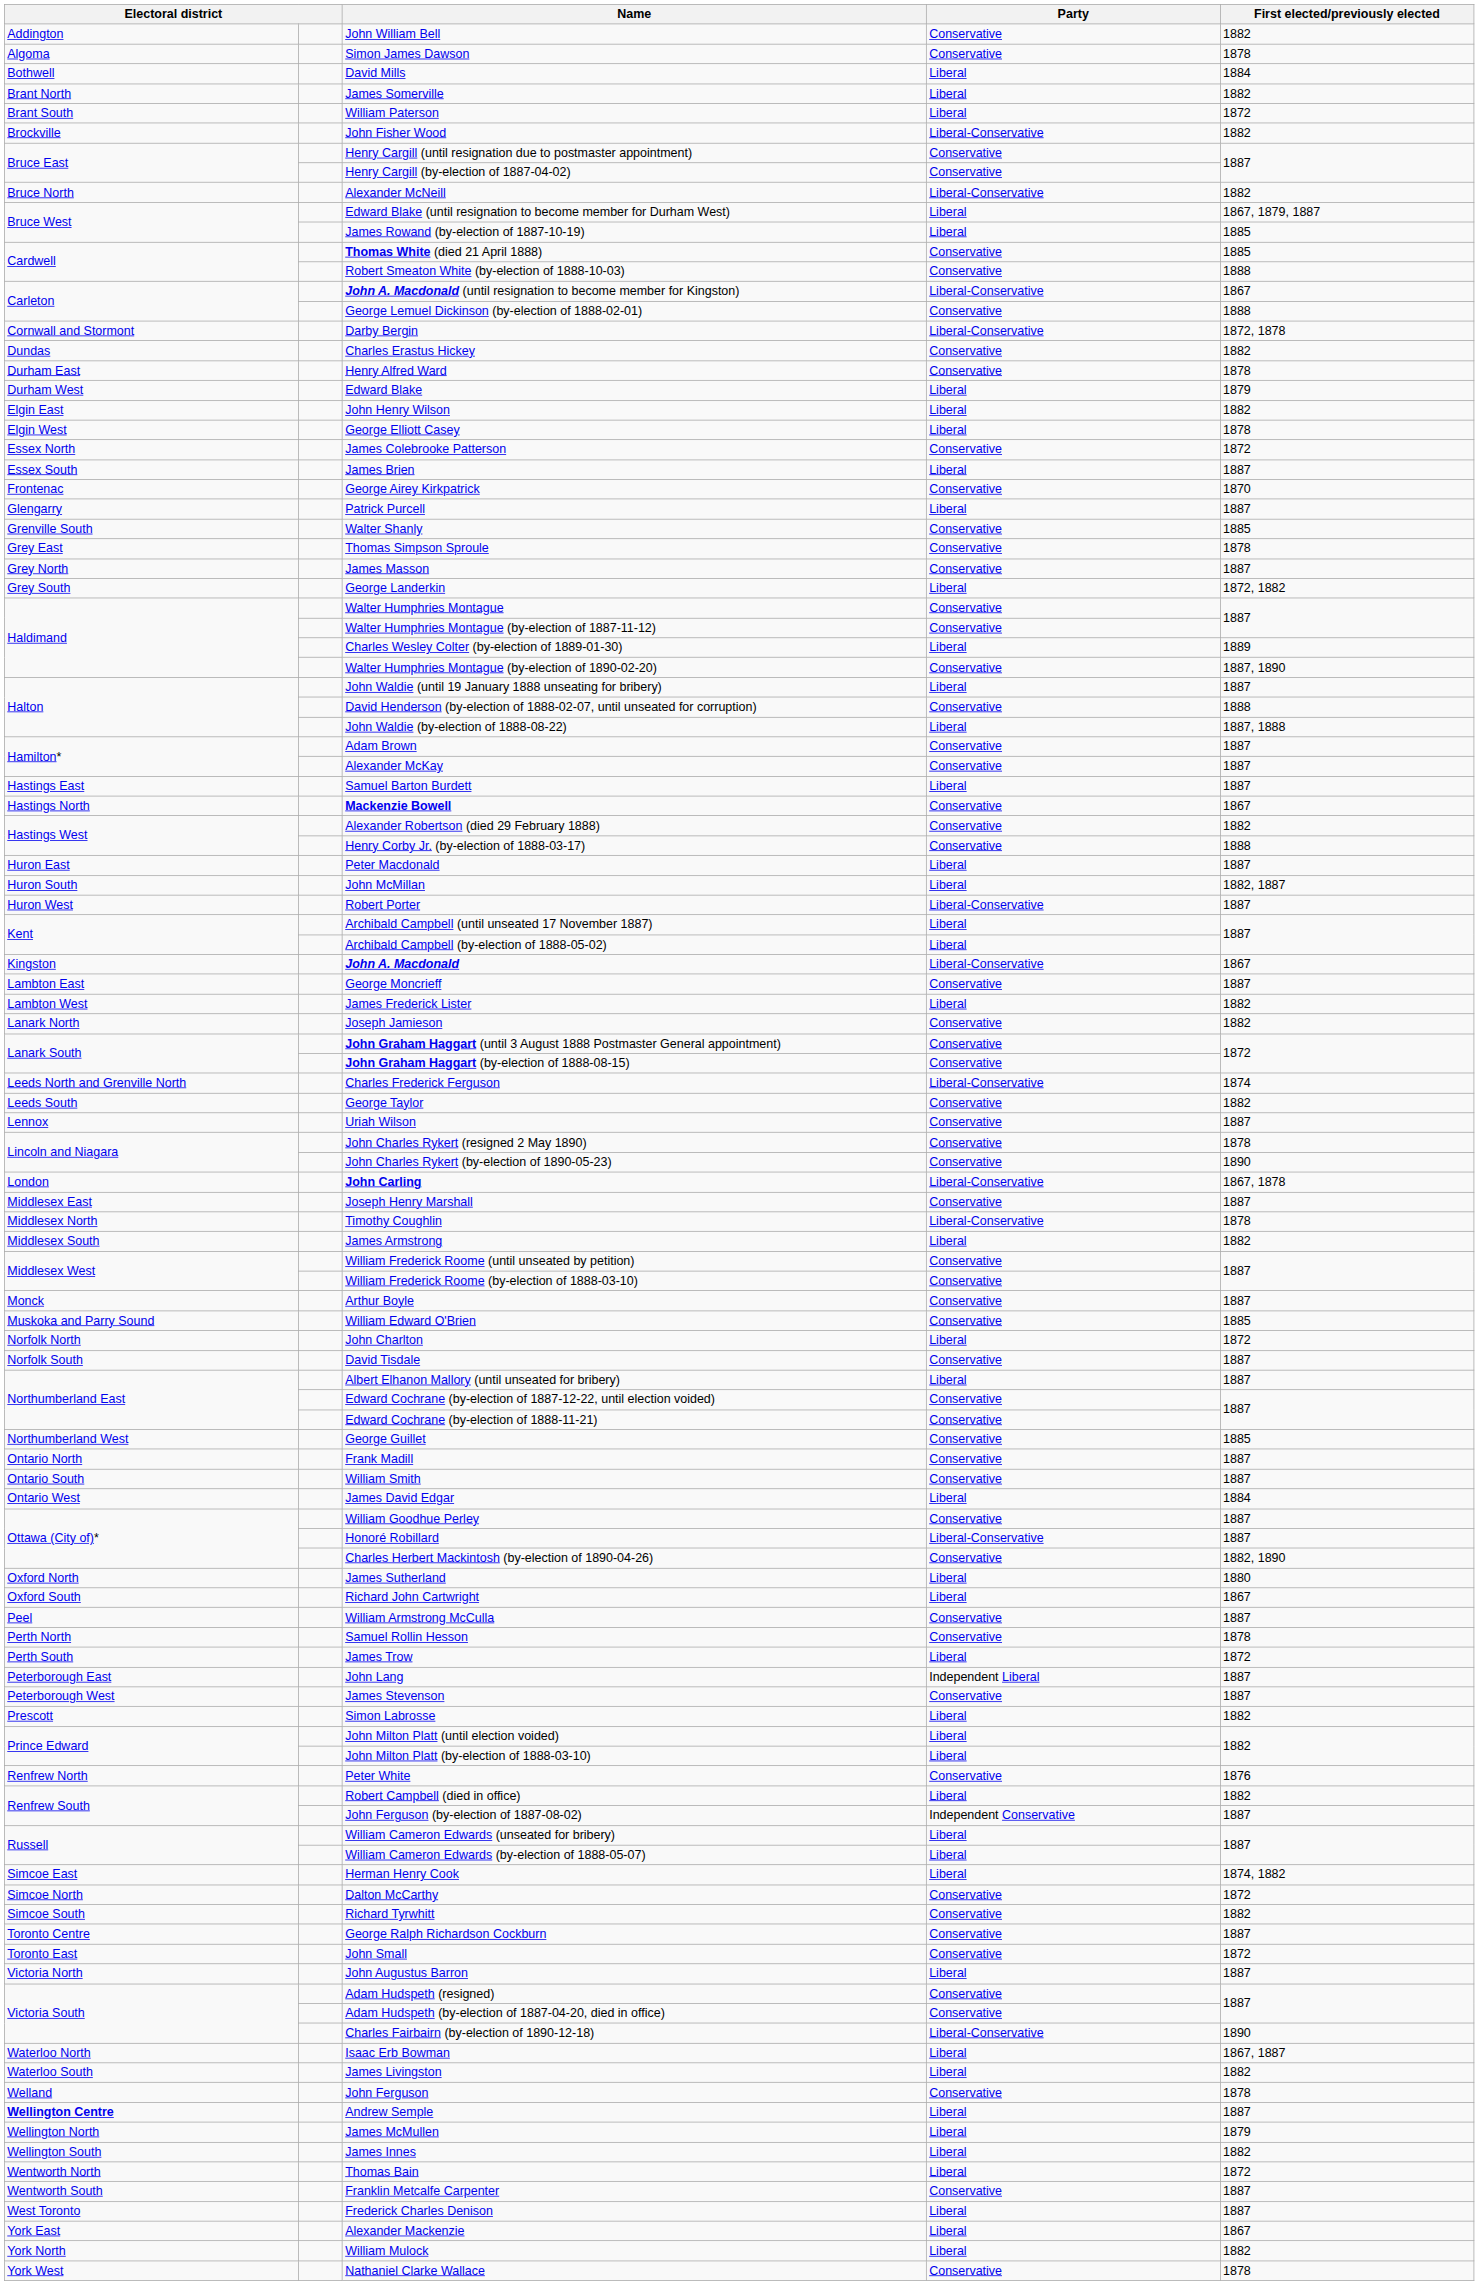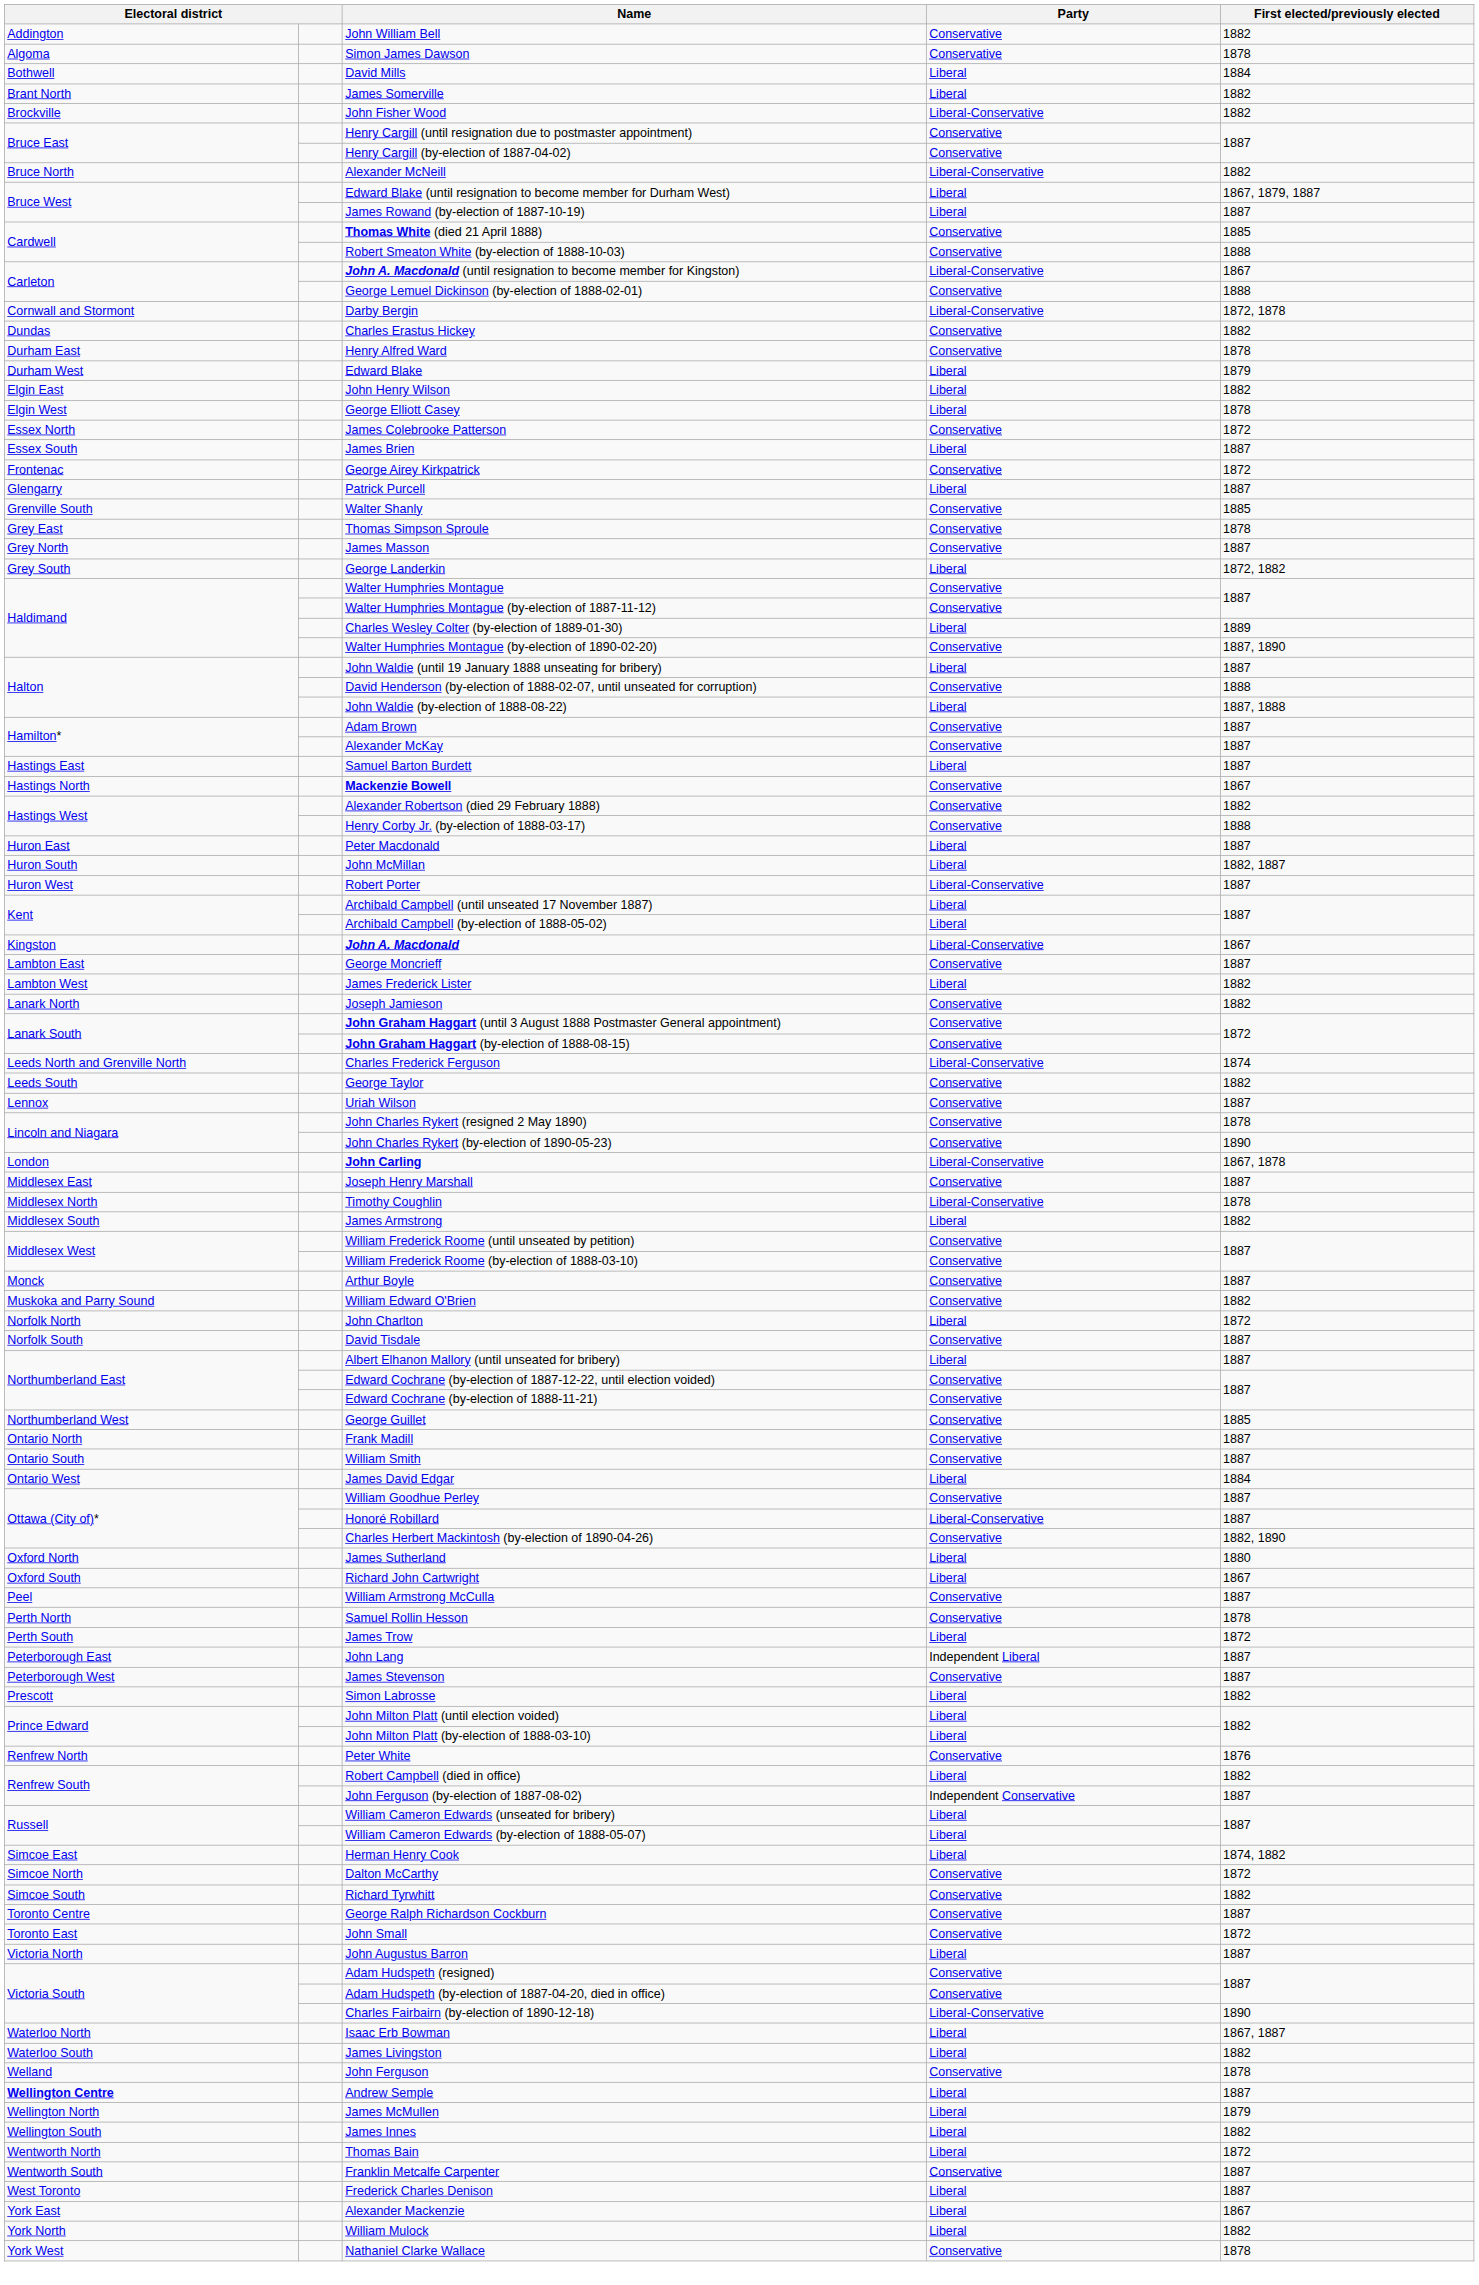- row: (392, 113)
(1237, 232) 1885 -> (1237, 212) 1887
(1237, 489) 1870 -> (1237, 469) 1872
(1237, 1320) 1885 -> (1237, 1300) 1882
